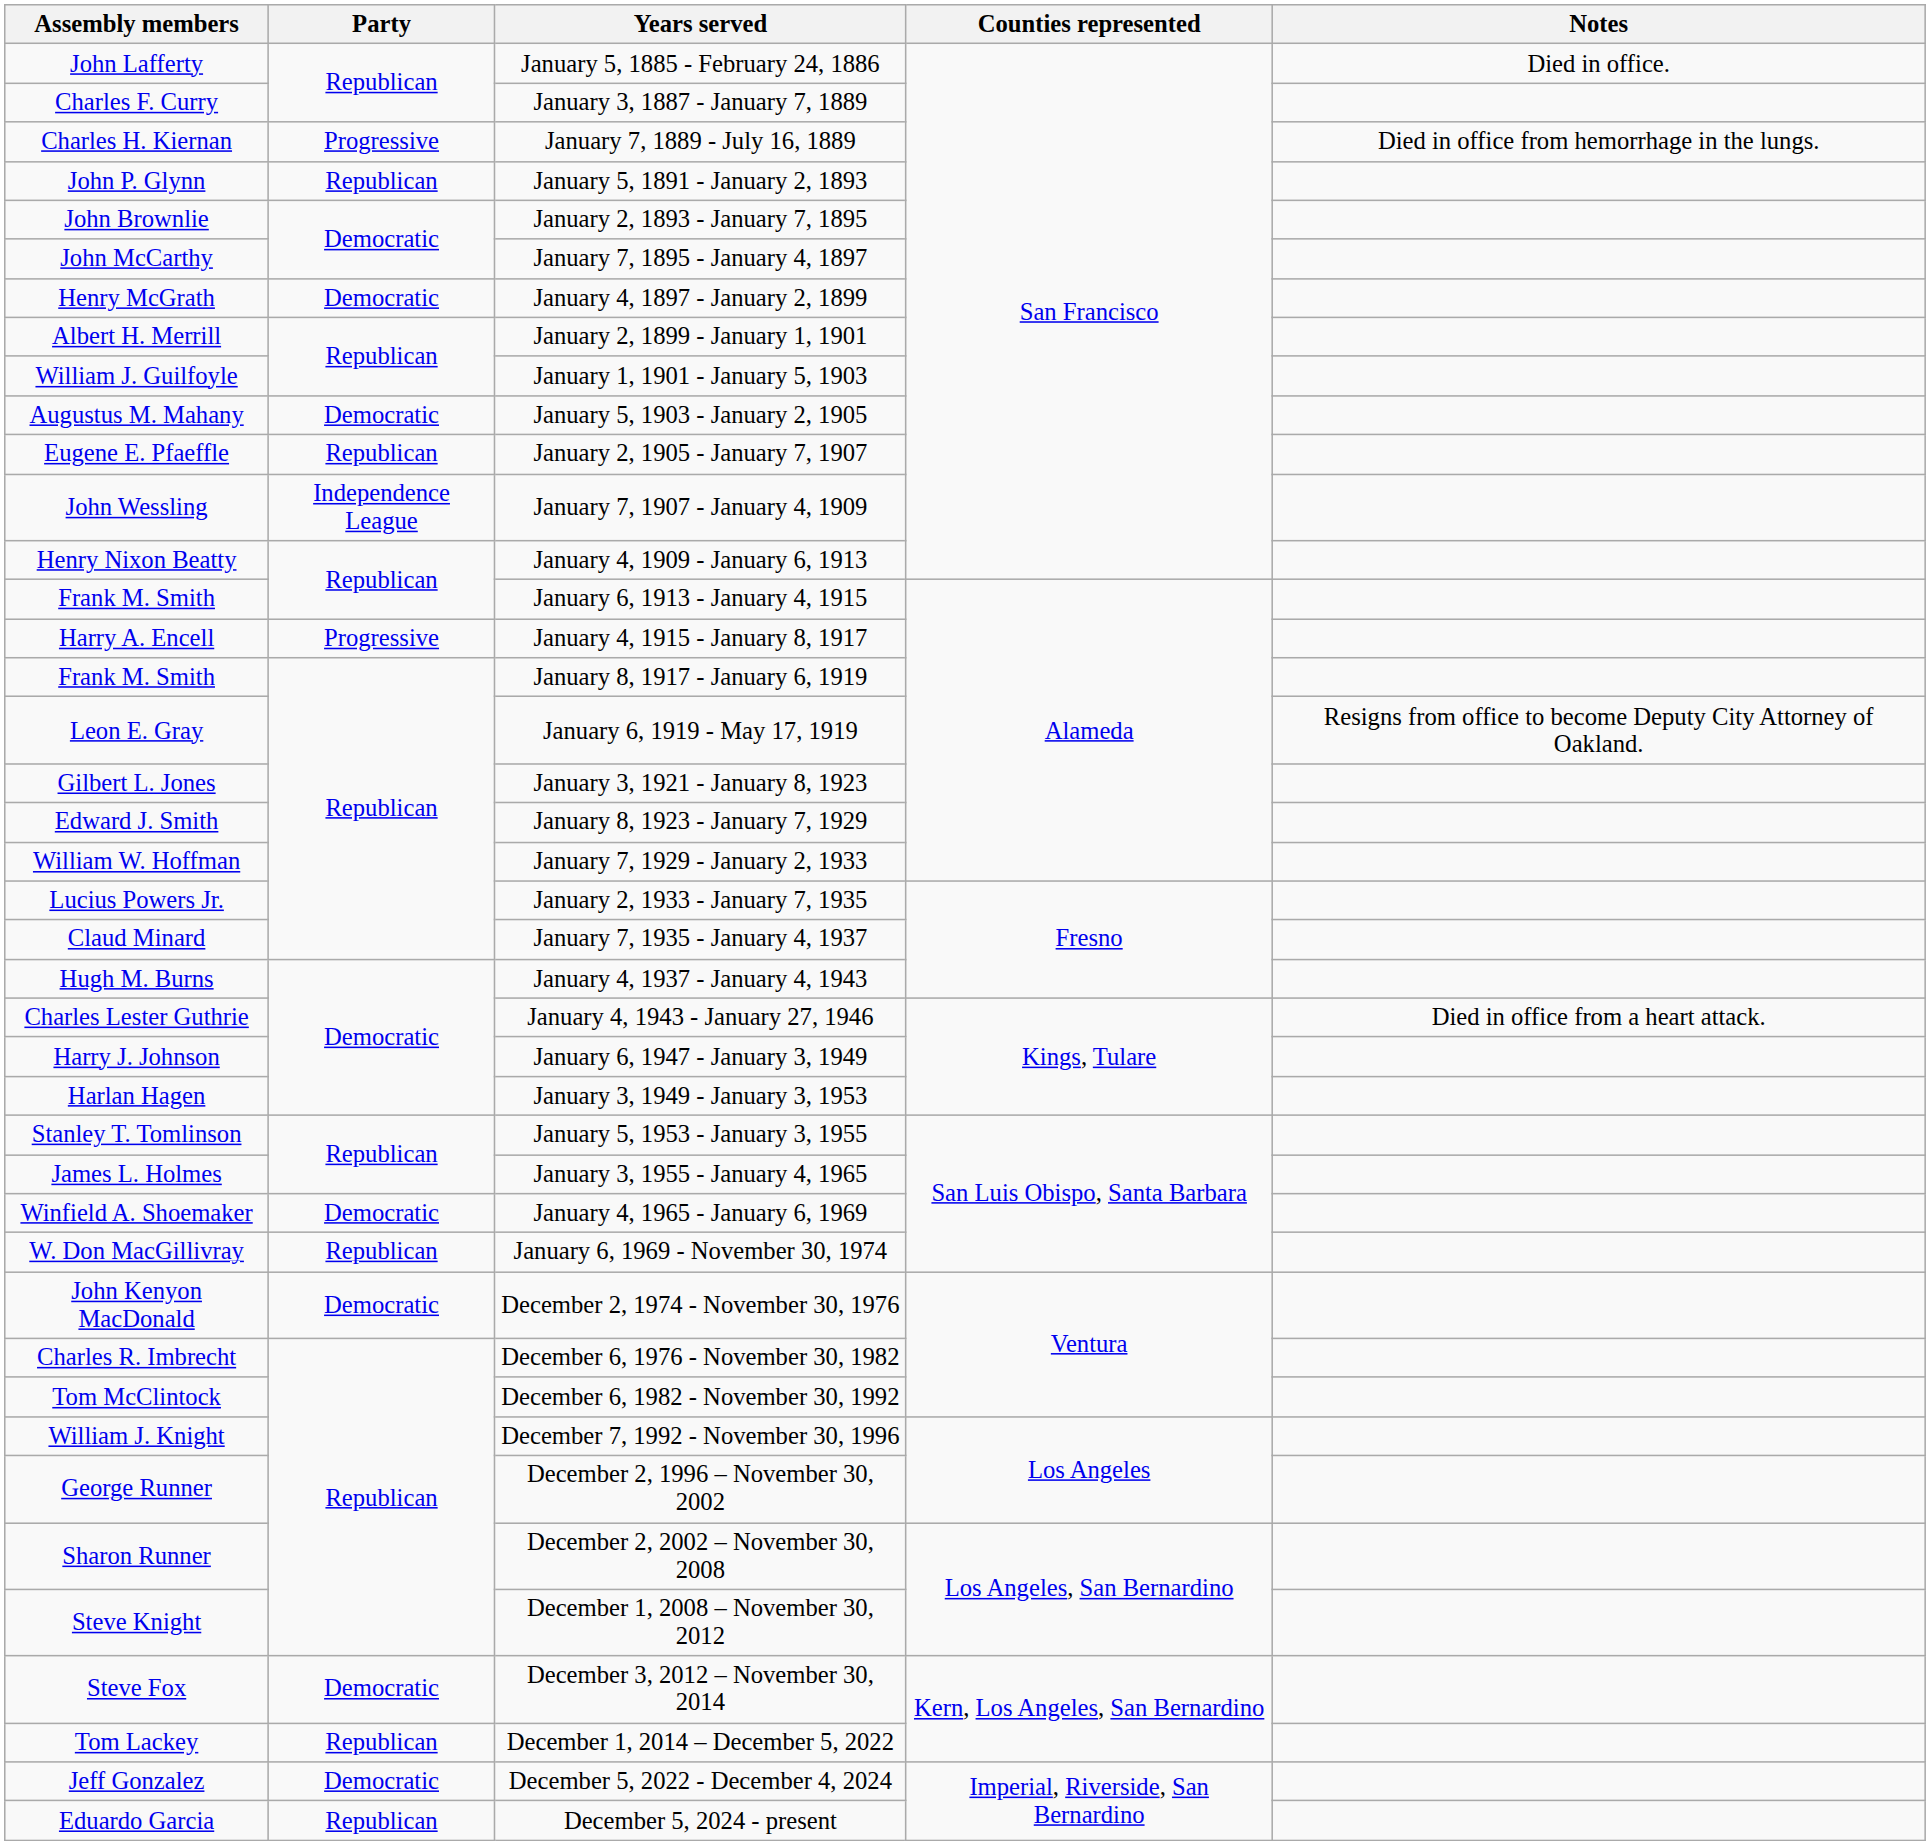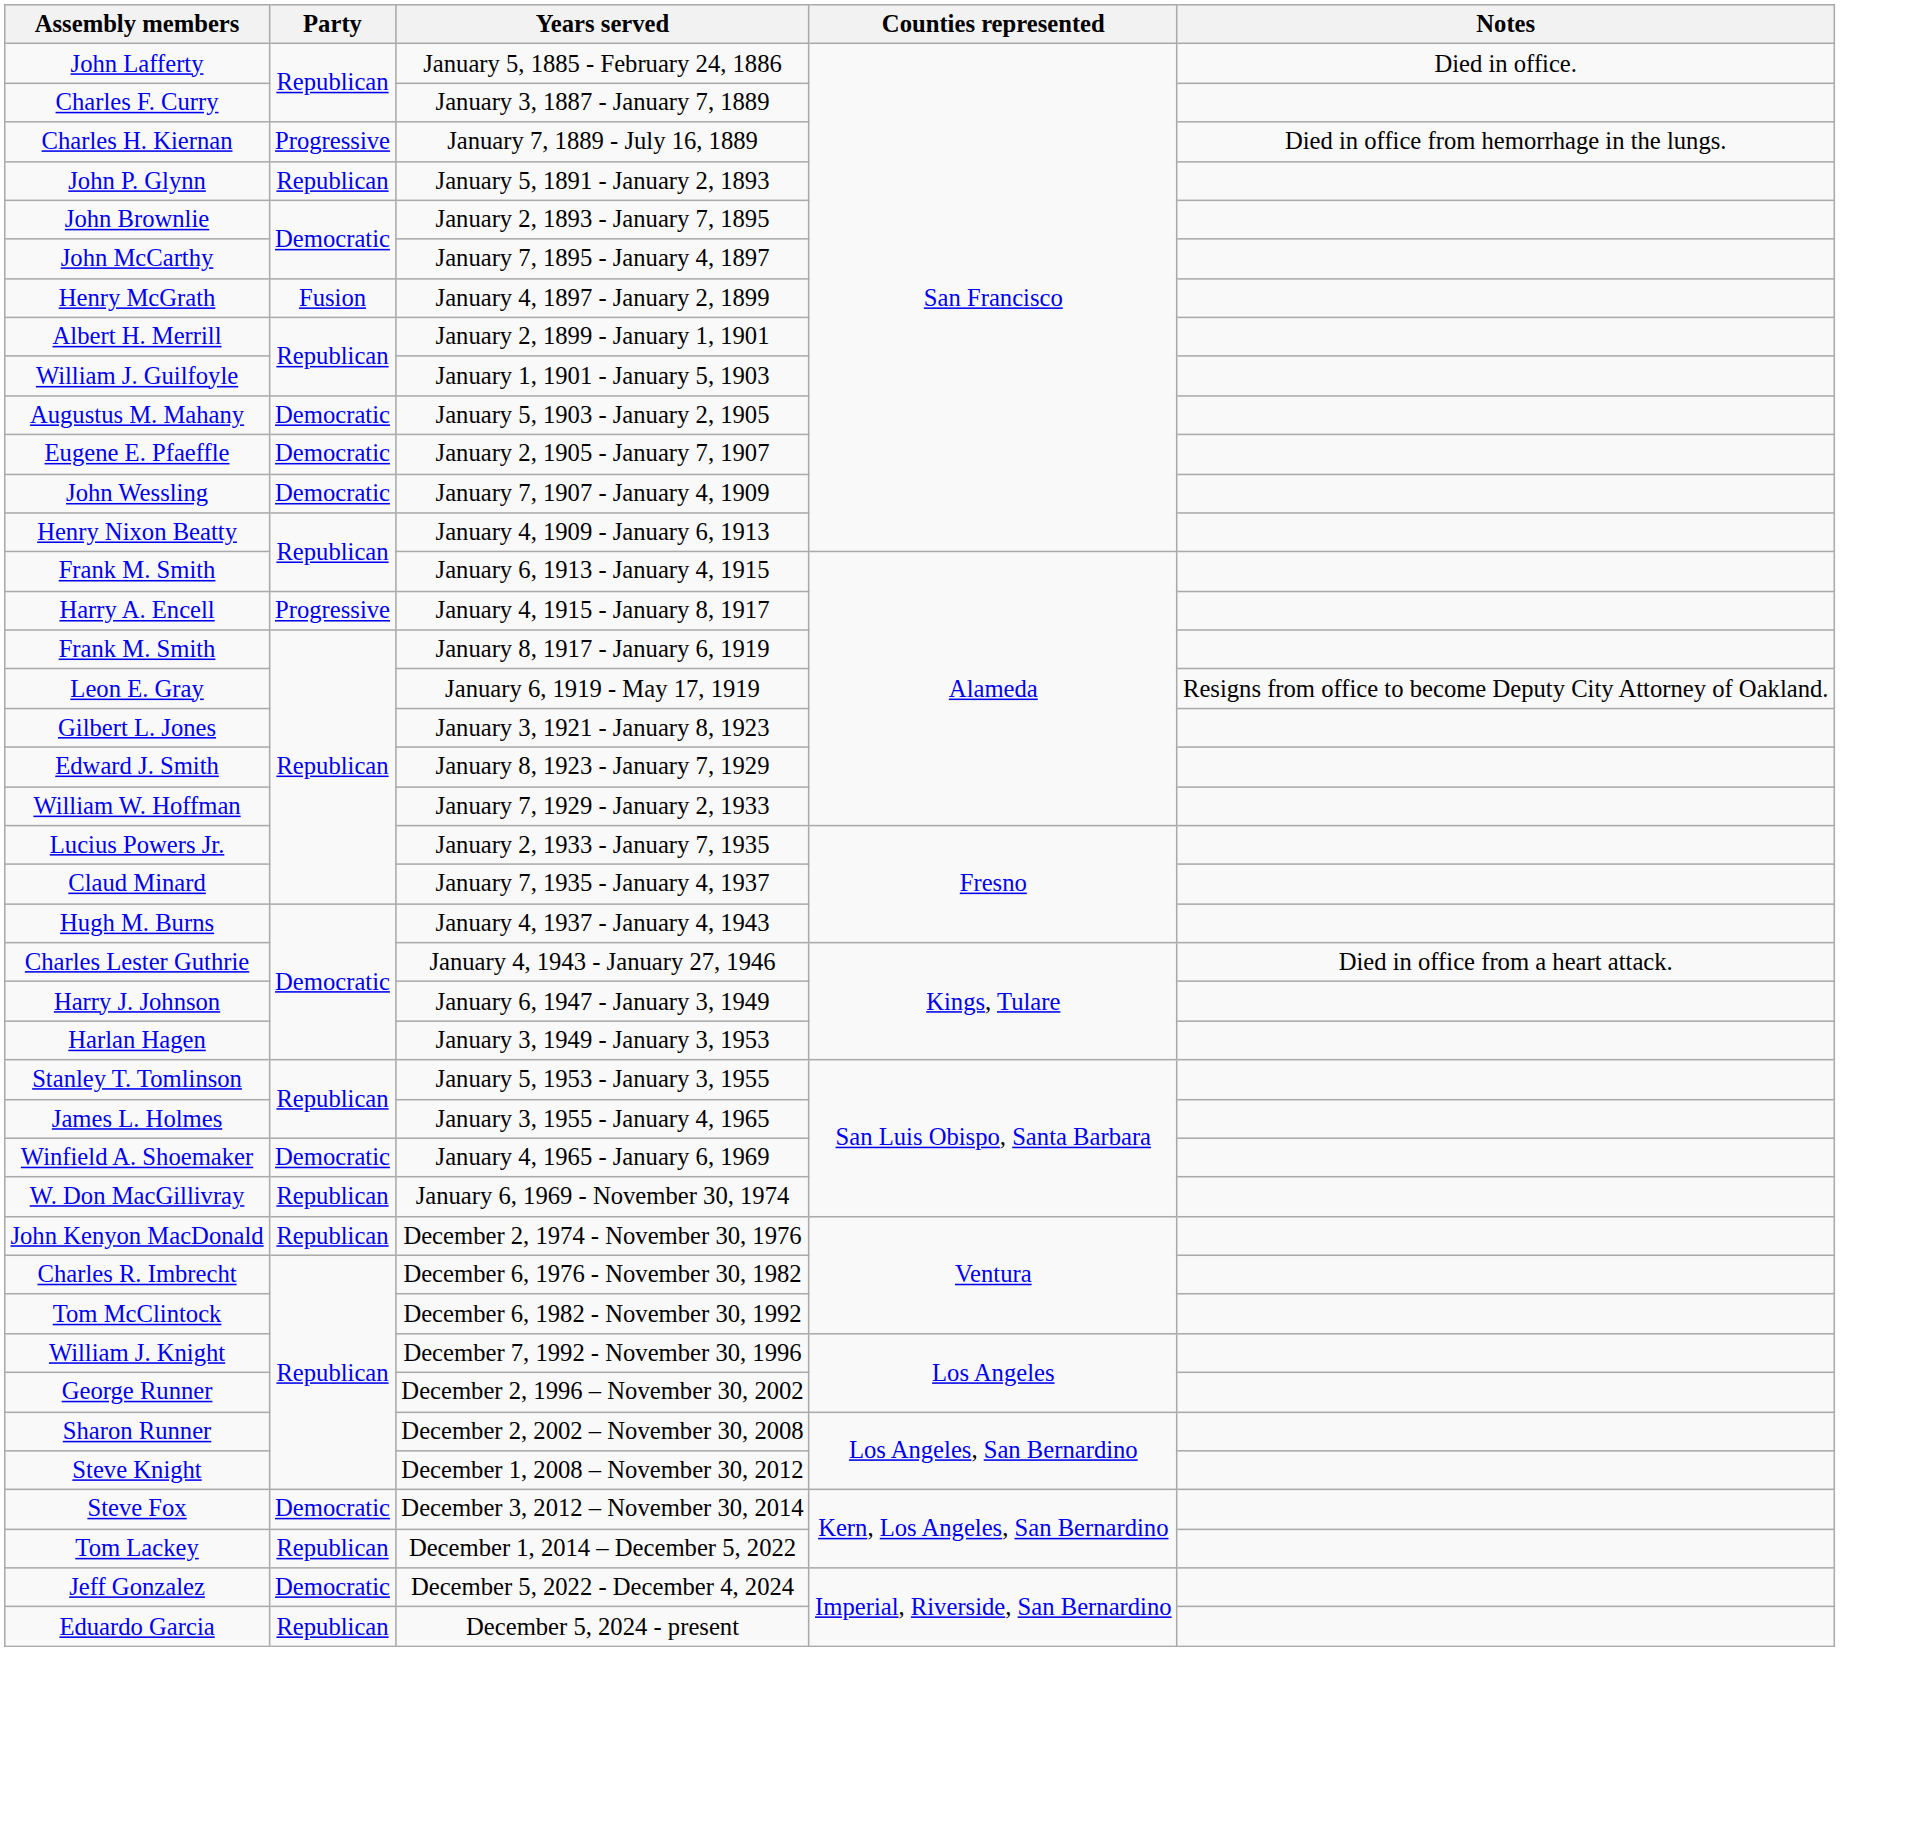(382, 297) Democratic -> (332, 297) Fusion
(382, 453) Republican -> (333, 453) Democratic
(382, 506) Independence League -> (333, 492) Democratic
(382, 1304) Democratic -> (333, 1235) Republican
